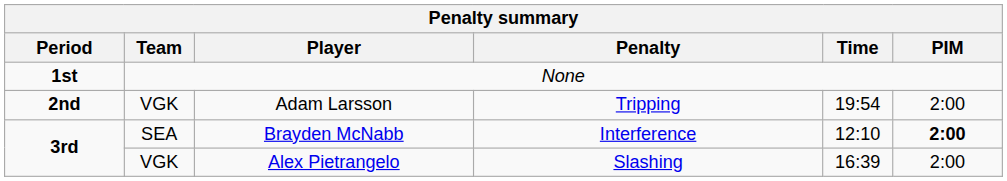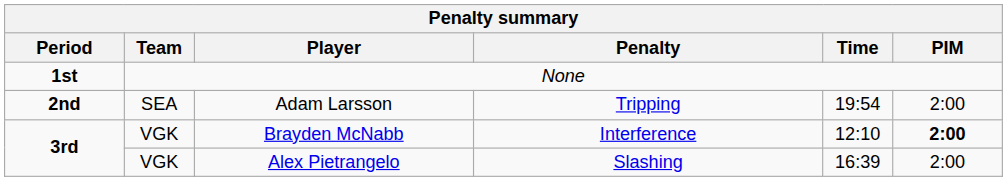(159, 104) VGK -> (159, 104) SEA
(159, 133) SEA -> (159, 133) VGK
